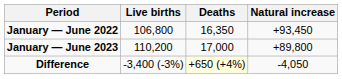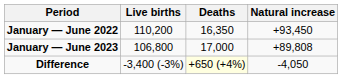(153, 30) 106,800 -> (153, 30) 110,200
(153, 47) 110,200 -> (153, 47) 106,800
(293, 47) +89,800 -> (293, 47) +89,808
